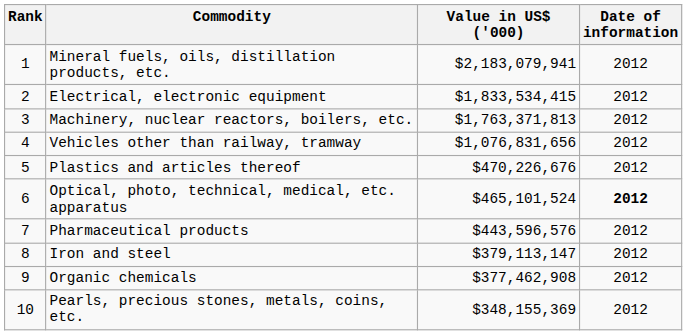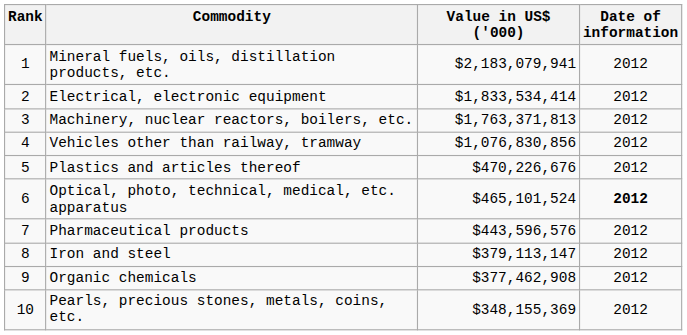(515, 97) $1,833,534,415 -> (515, 97) $1,833,534,414
(515, 144) $1,076,831,656 -> (515, 144) $1,076,830,856
